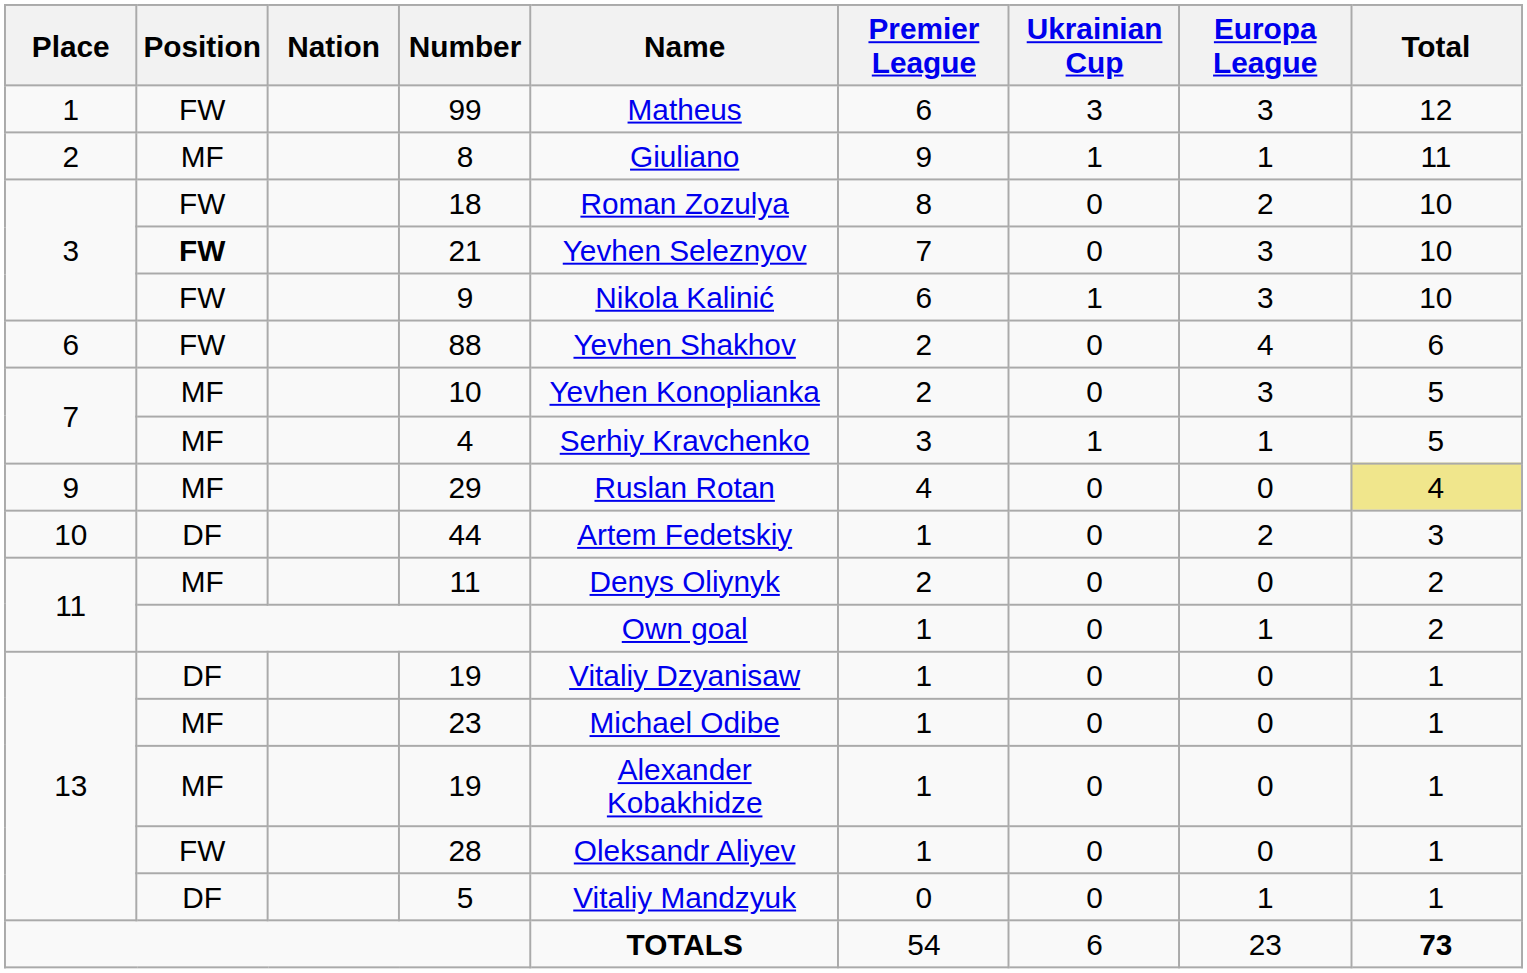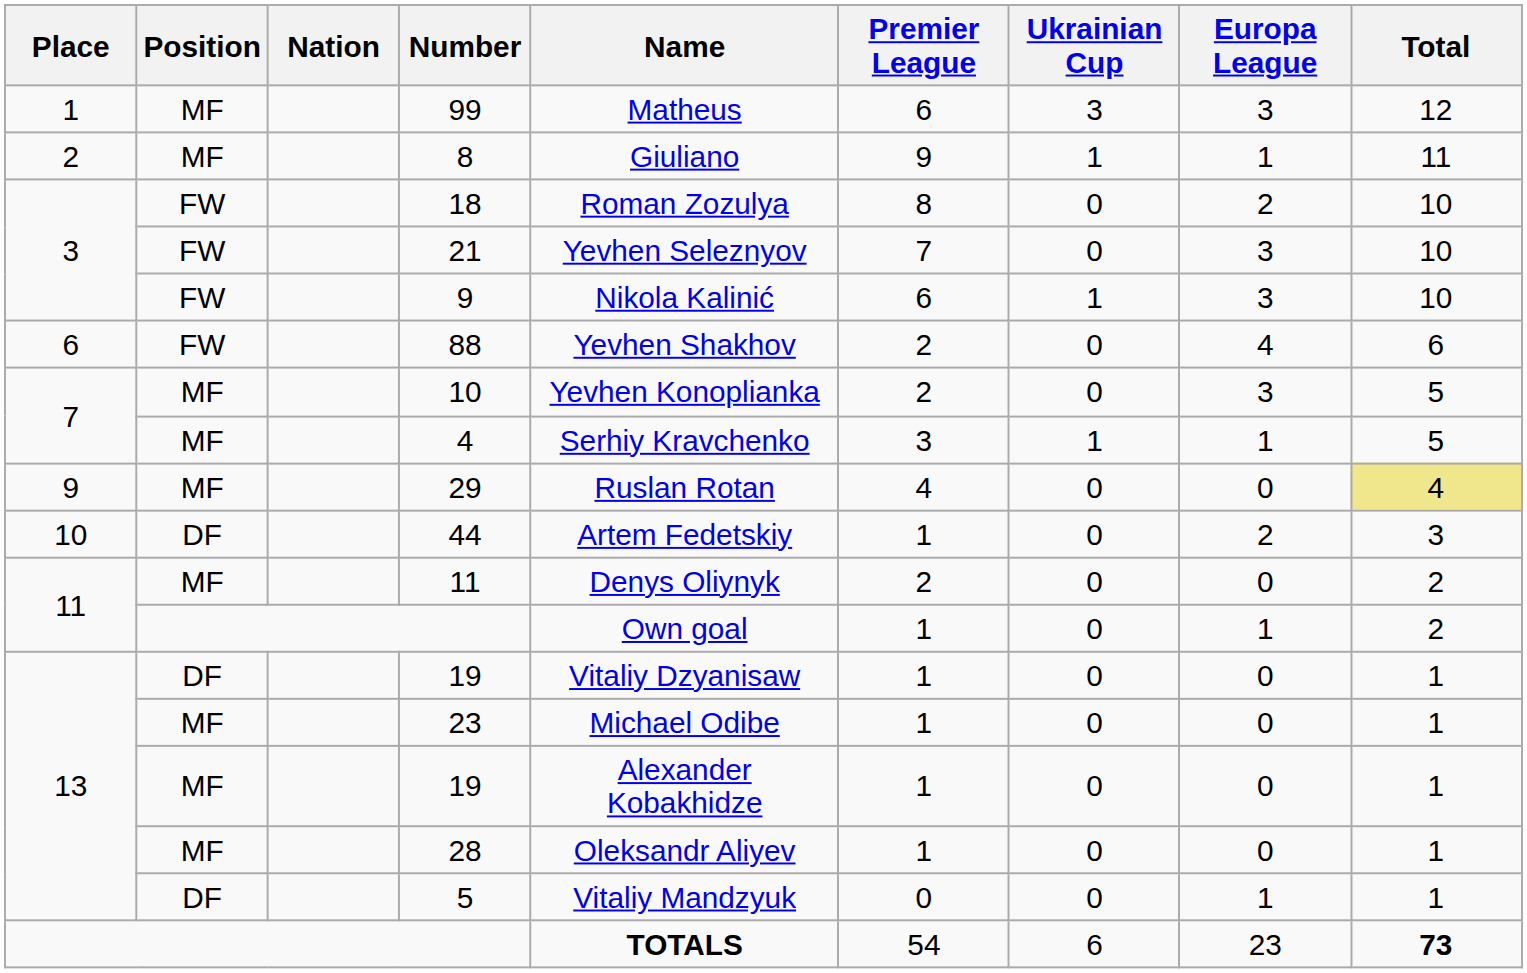(202, 109) FW -> (202, 109) MF
(202, 251) bold -> (202, 251) normal
(202, 850) FW -> (202, 850) MF
